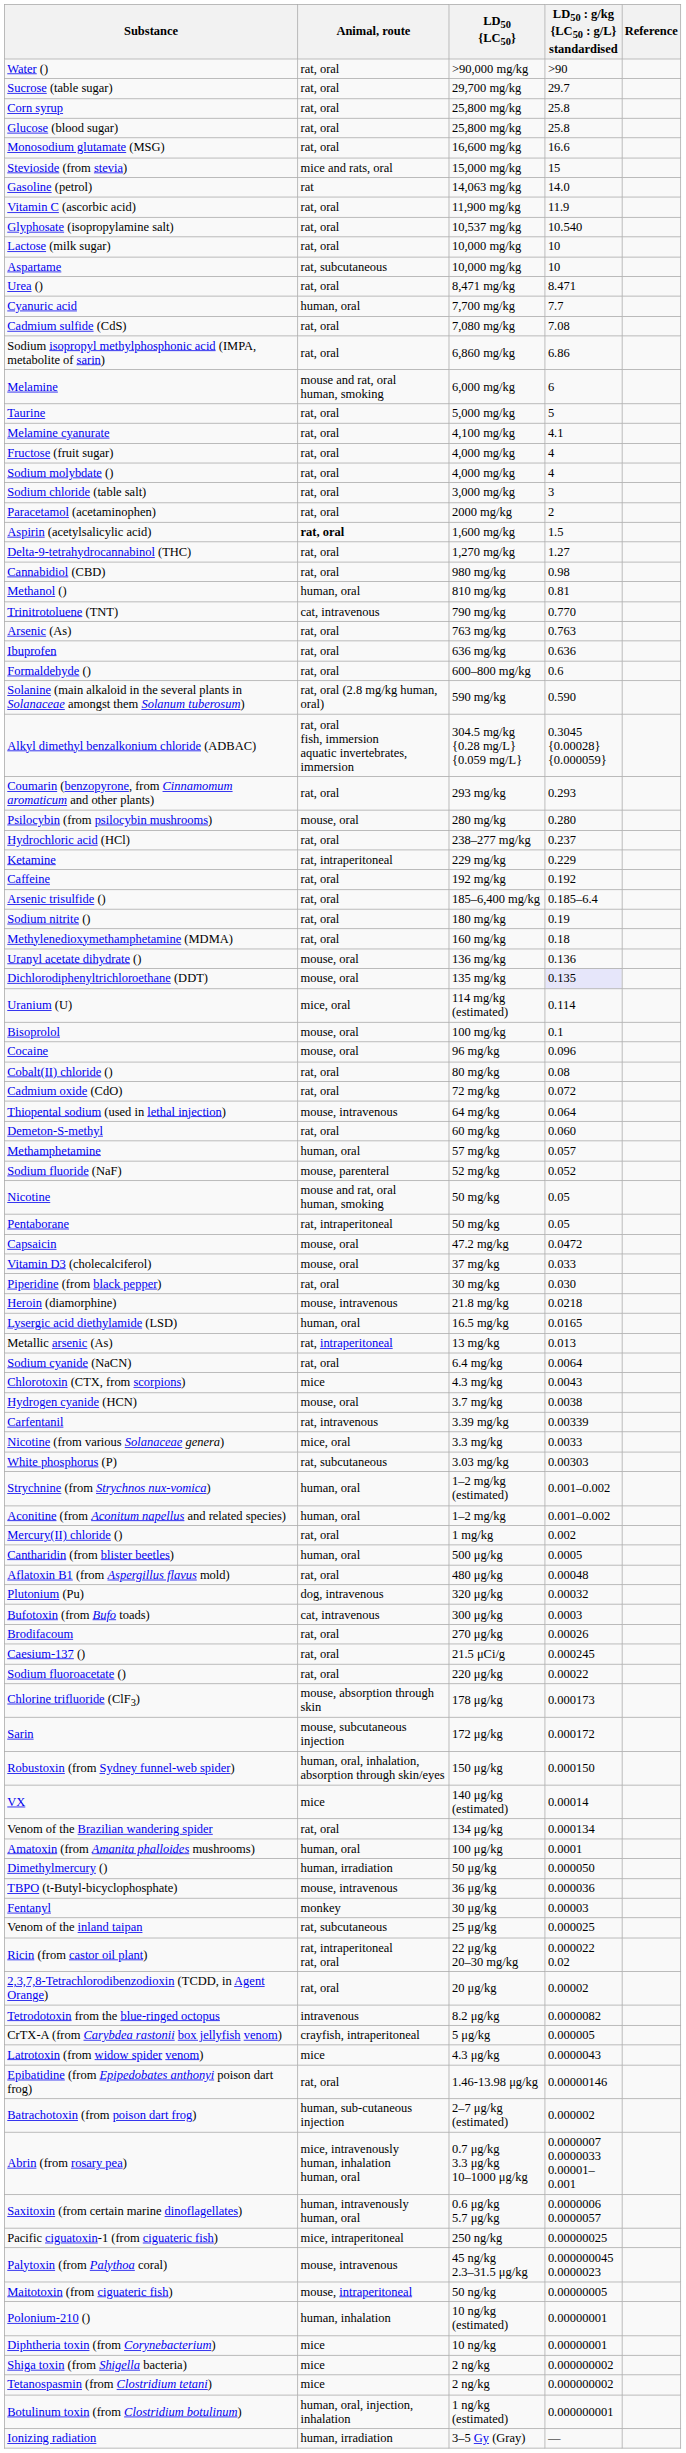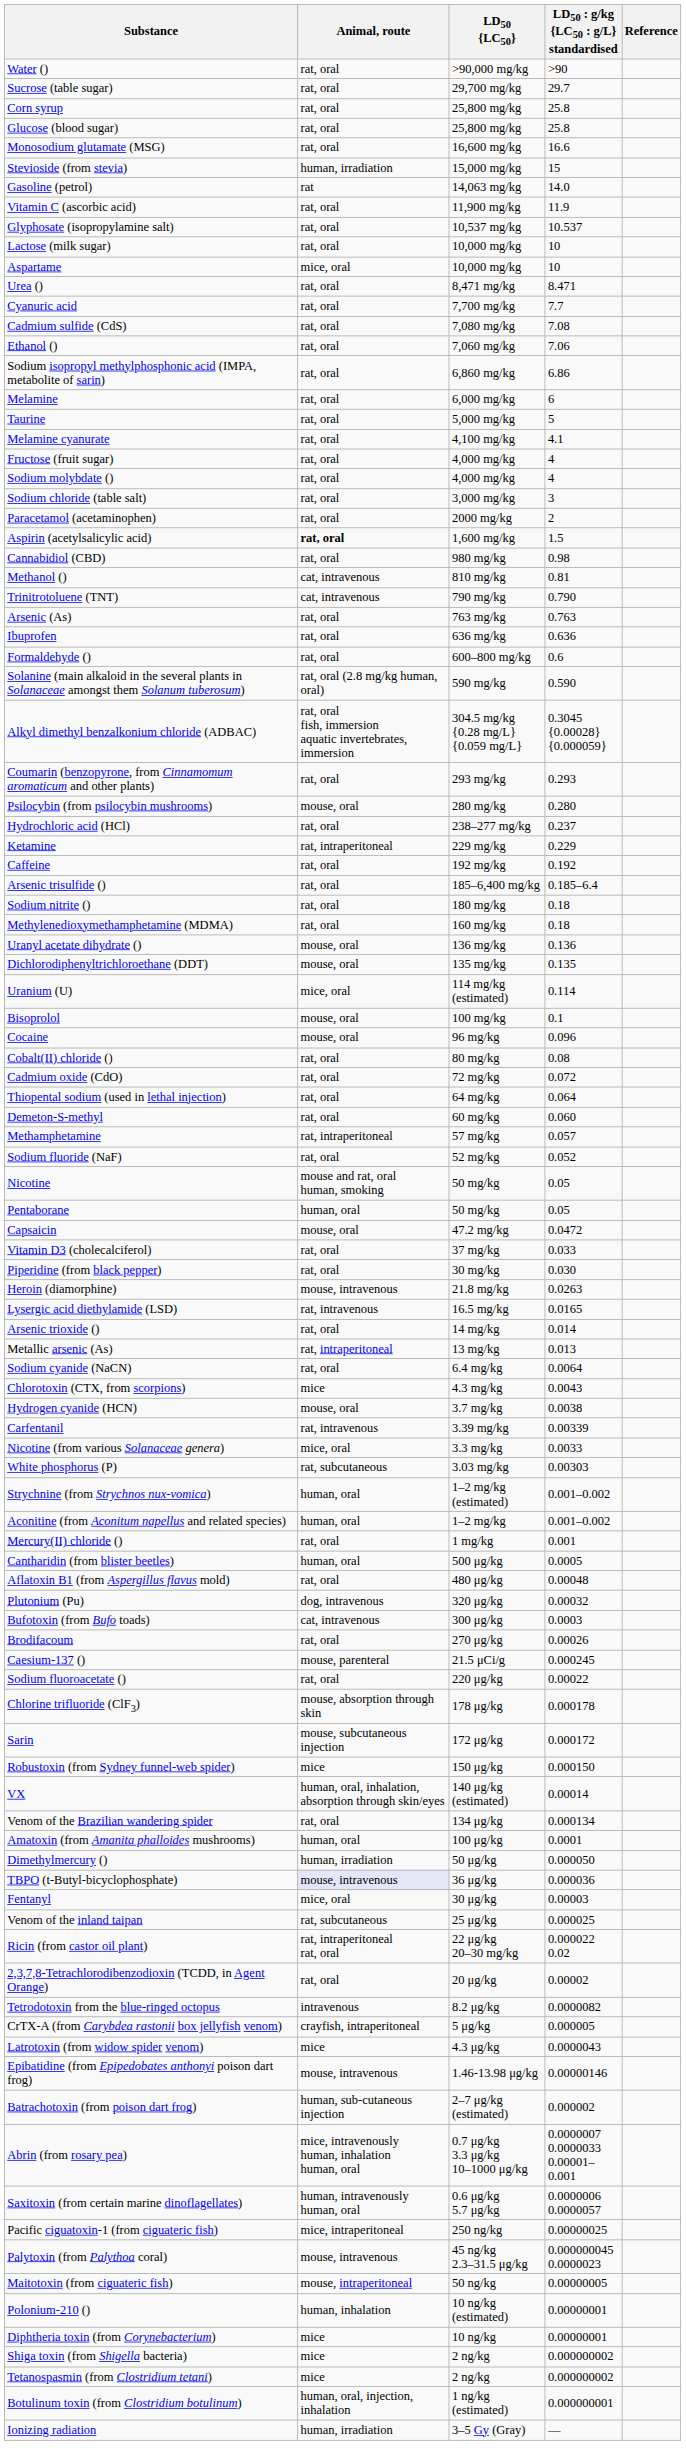(347, 167) mice and rats, oral -> (347, 167) human, irradiation
(565, 227) 10.540 -> (565, 227) 10.537
(344, 266) rat, subcutaneous -> (325, 266) mice, oral
(330, 306) human, oral -> (320, 306) rat, oral
+ row: (32, 345)
(348, 386) mouse and rat, oral human, smoking -> (320, 399) rat, oral
- row: (99, 552)
(330, 591) human, oral -> (340, 577) cat, intravenous
(562, 611) 0.770 -> (562, 597) 0.790
(559, 919) 0.19 -> (559, 905) 0.18
(562, 978) lavender background -> (562, 964) no background
(349, 1111) mouse, intravenous -> (320, 1097) rat, oral
(330, 1150) human, oral -> (347, 1136) rat, intraperitoneal
(345, 1170) mouse, parenteral -> (320, 1156) rat, oral
(347, 1224) rat, intraperitoneal -> (330, 1210) human, oral
(330, 1263) mouse, oral -> (320, 1249) rat, oral
(565, 1303) 0.0218 -> (565, 1289) 0.0263
(330, 1323) human, oral -> (339, 1309) rat, intravenous
+ row: (53, 1329)
(562, 1535) 0.002 -> (562, 1541) 0.001
(320, 1654) rat, oral -> (345, 1659) mouse, parenteral
(571, 1700) 0.000173 -> (571, 1706) 0.000178
(373, 1768) human, oral, inhalation, absorption through skin/eyes -> (313, 1767) mice
(313, 1802) mice -> (373, 1793) human, oral, inhalation, absorption through skin/eyes
(349, 1888) no background -> (349, 1880) lavender background
(321, 1908) monkey -> (325, 1899) mice, oral
(320, 2081) rat, oral -> (349, 2073) mouse, intravenous
